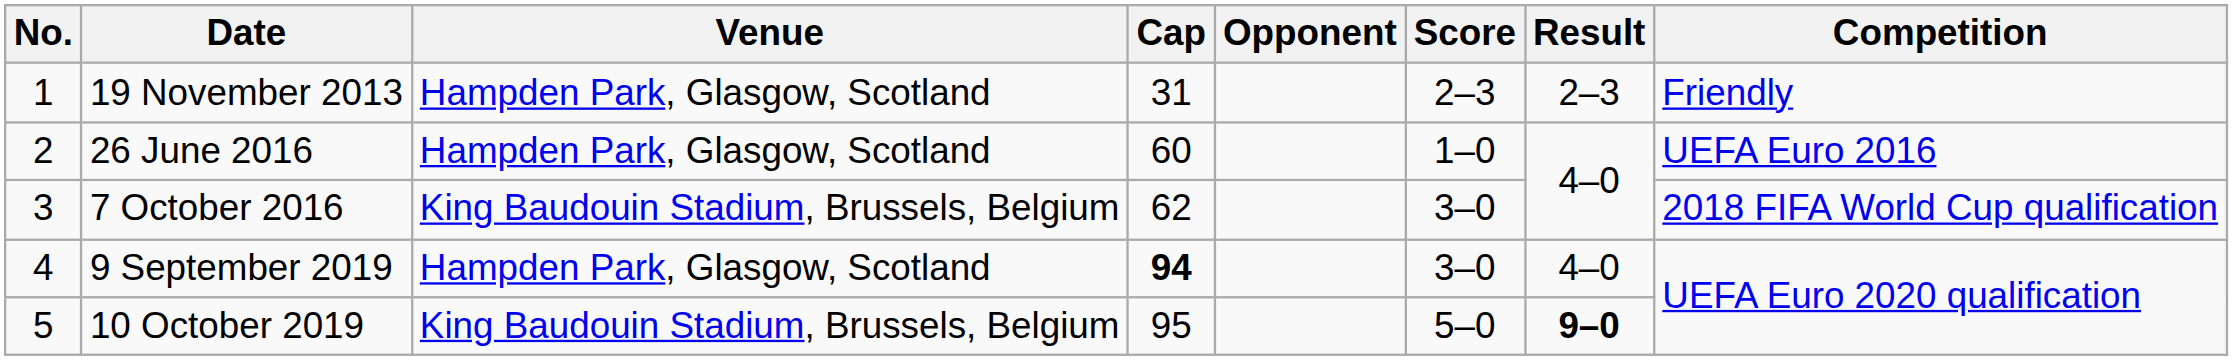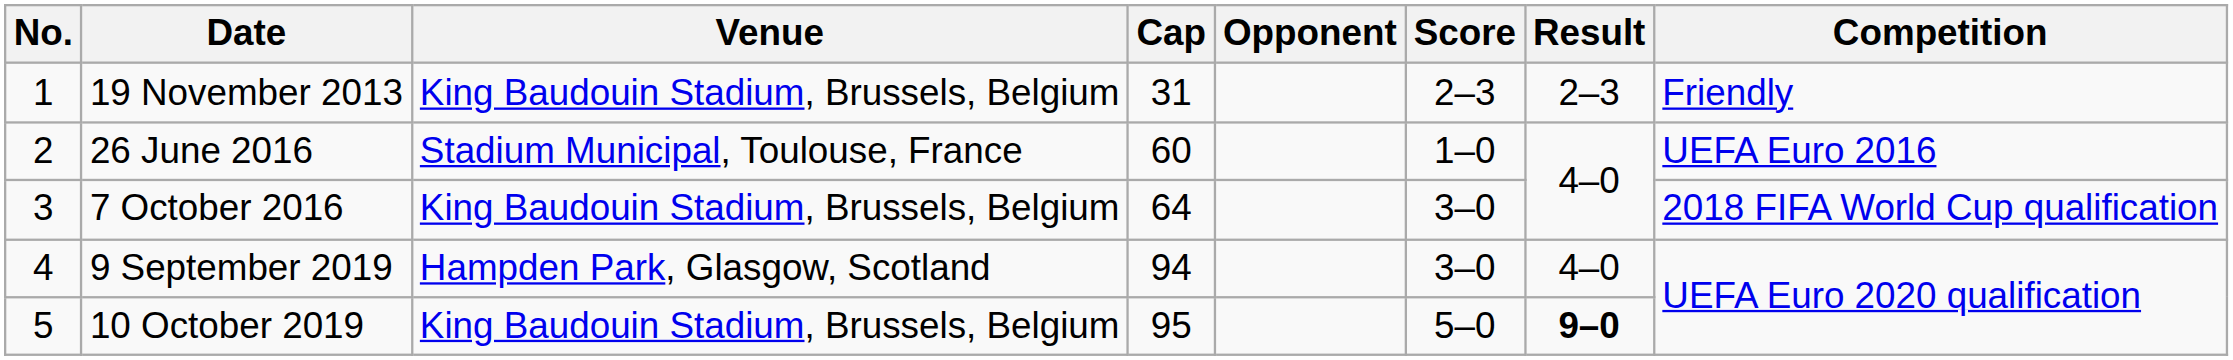(705, 92) Hampden Park, Glasgow, Scotland -> (770, 92) King Baudouin Stadium, Brussels, Belgium
(705, 150) Hampden Park, Glasgow, Scotland -> (721, 150) Stadium Municipal, Toulouse, France
(1171, 208) 62 -> (1171, 208) 64
(1171, 267) bold -> (1171, 267) normal
